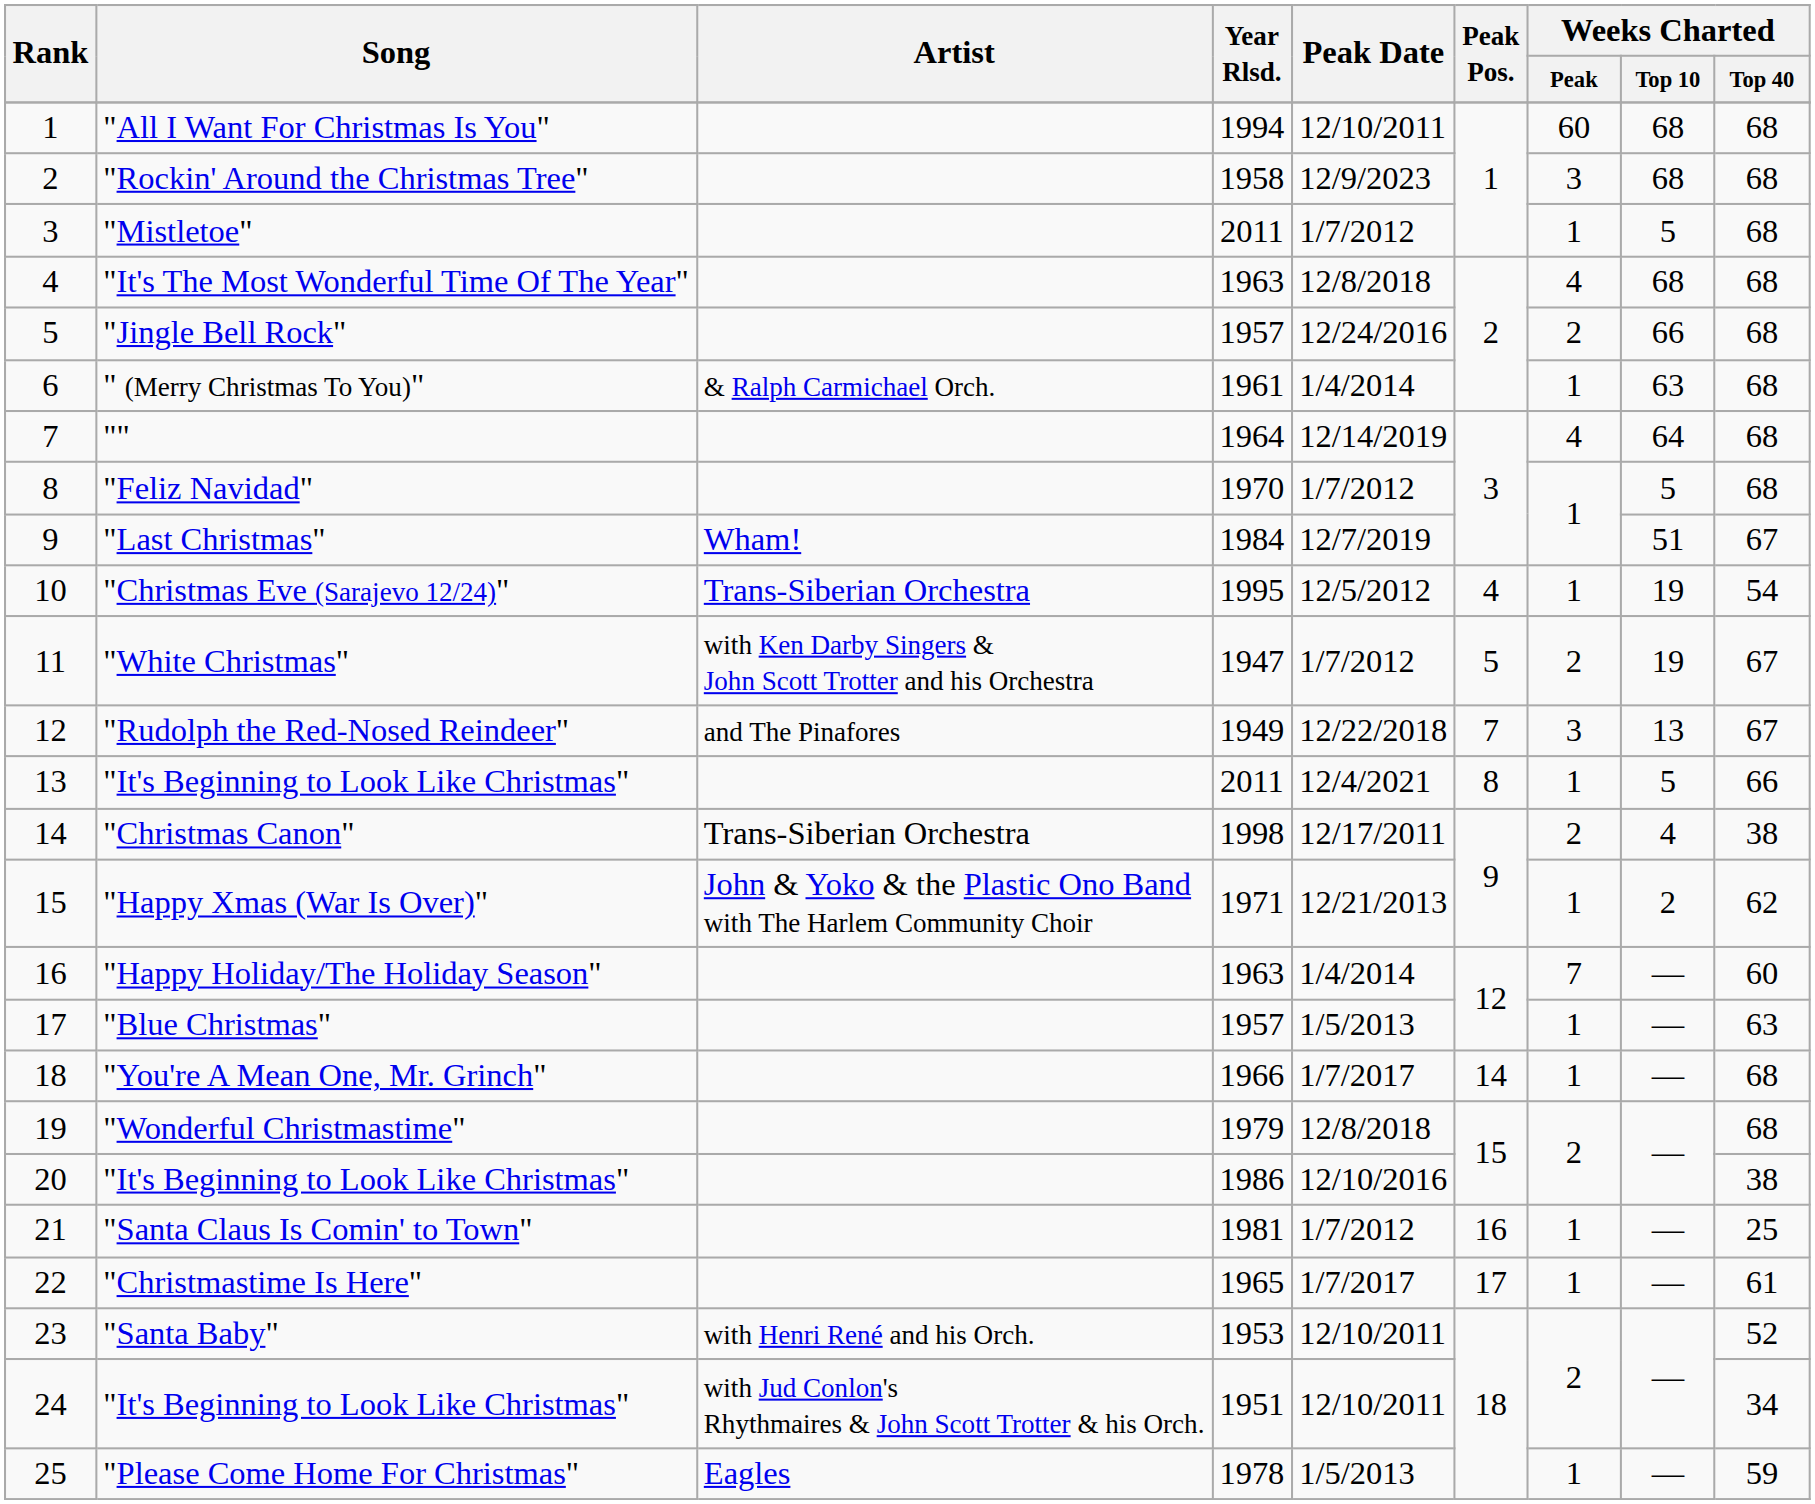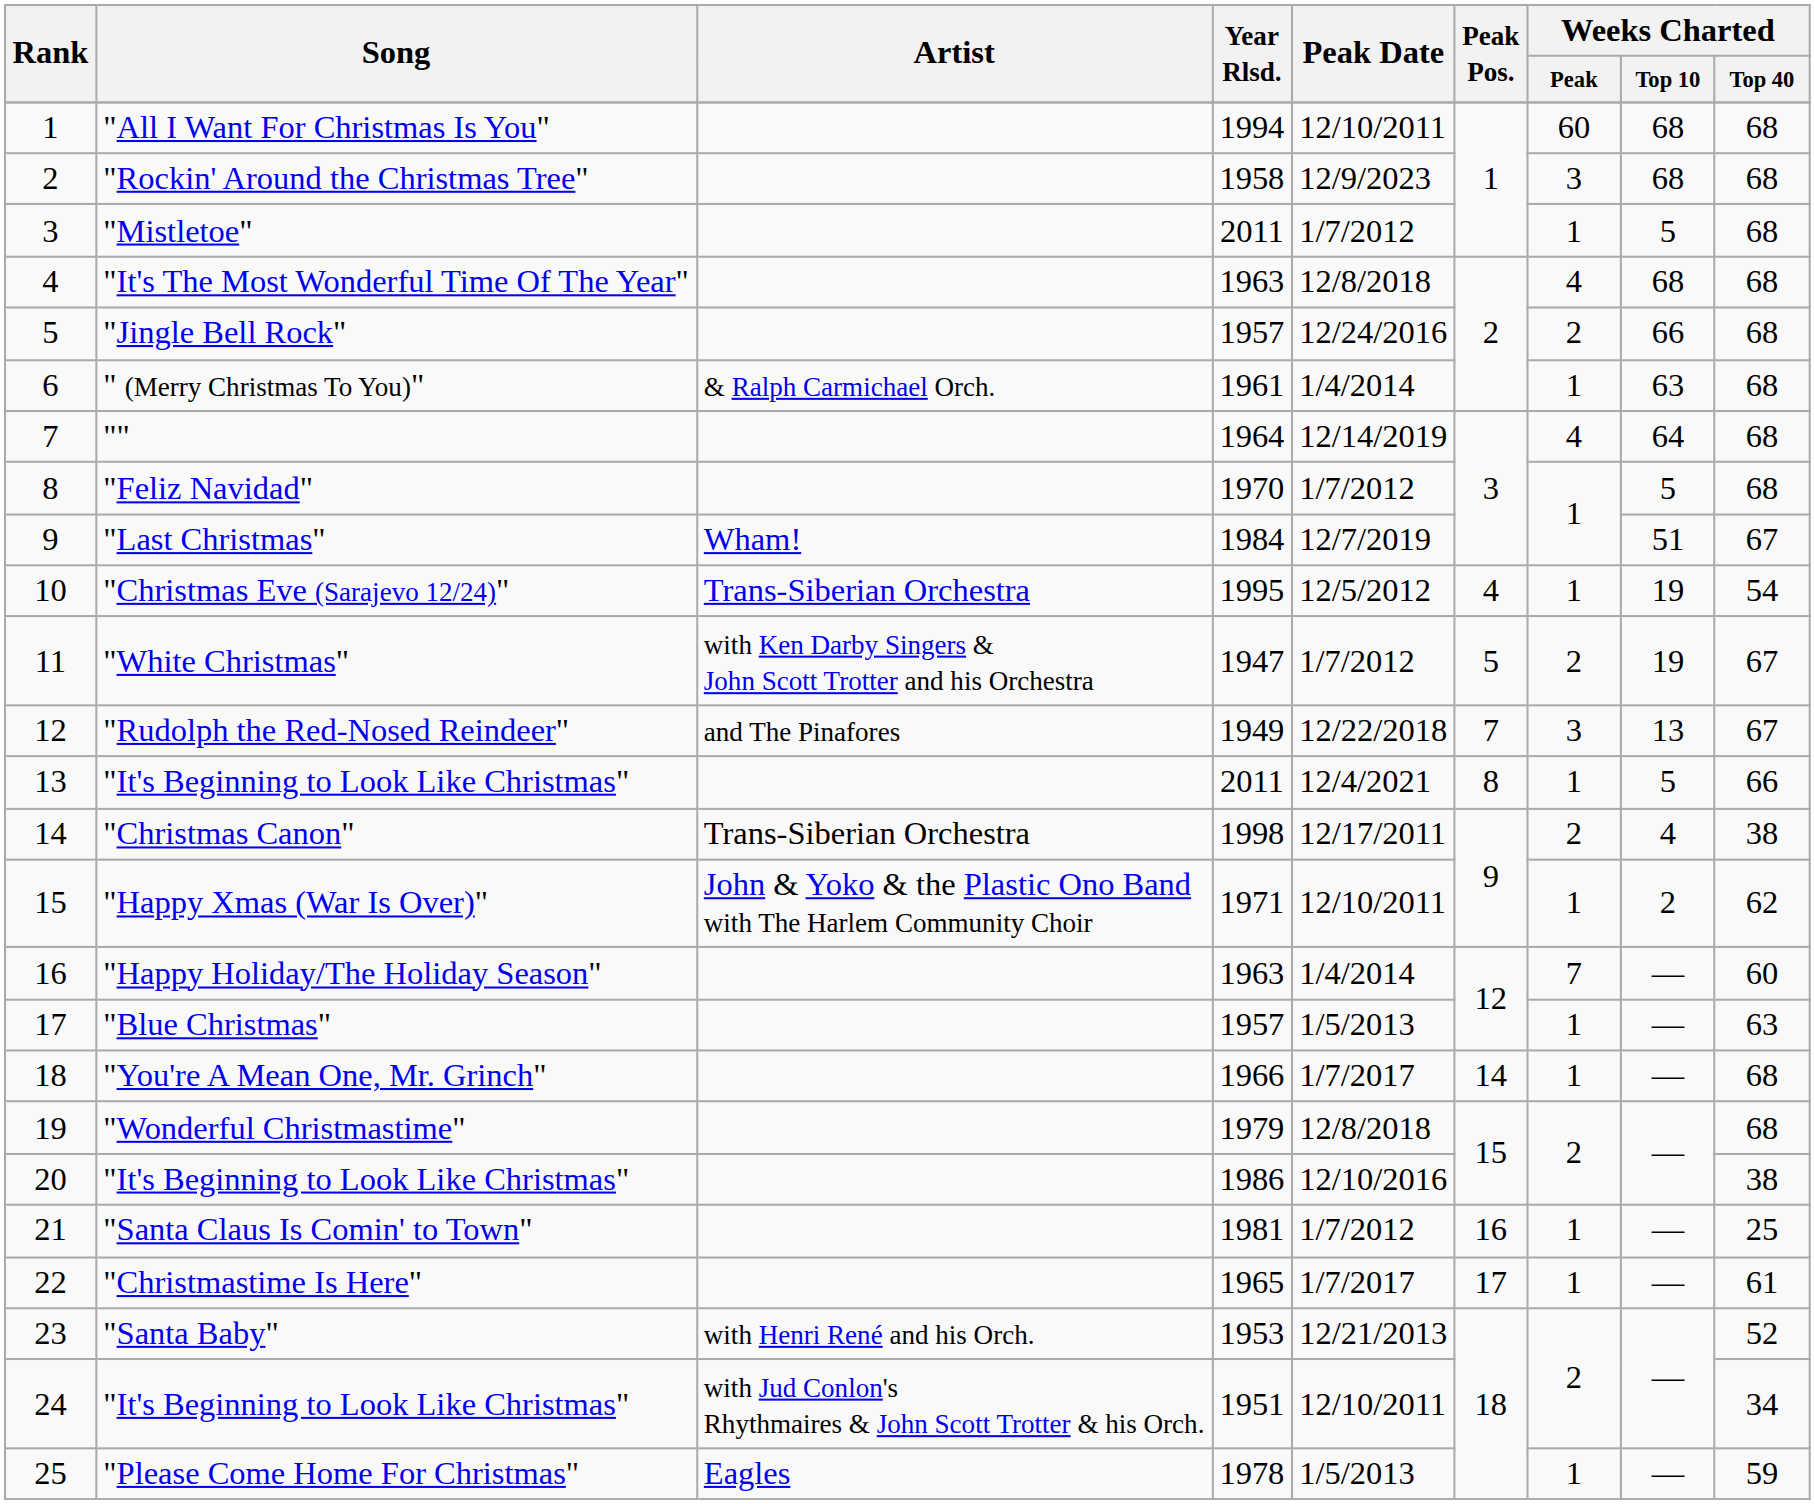(1373, 903) 12/21/2013 -> (1373, 903) 12/10/2011
(1373, 1333) 12/10/2011 -> (1373, 1333) 12/21/2013
